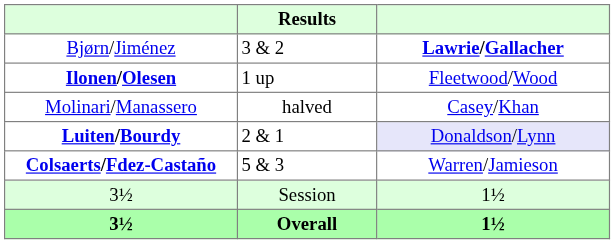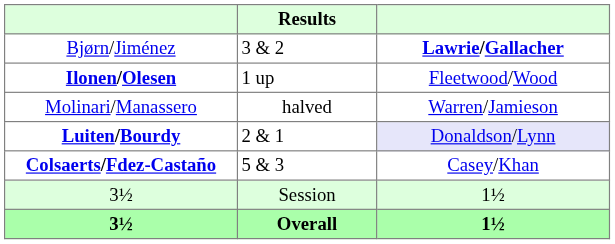(493, 106) Casey/Khan -> (493, 106) Warren/Jamieson
(493, 165) Warren/Jamieson -> (493, 165) Casey/Khan
